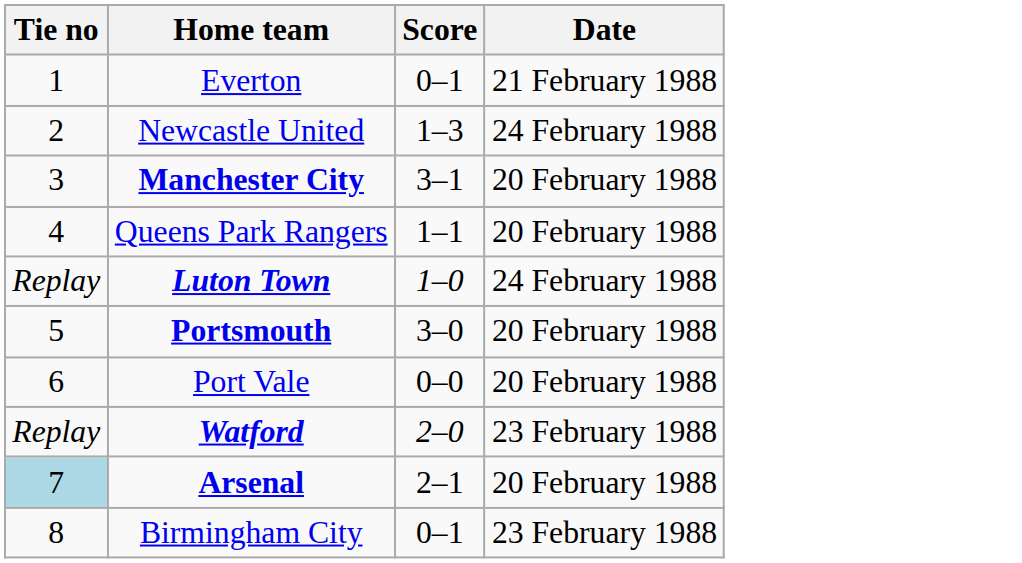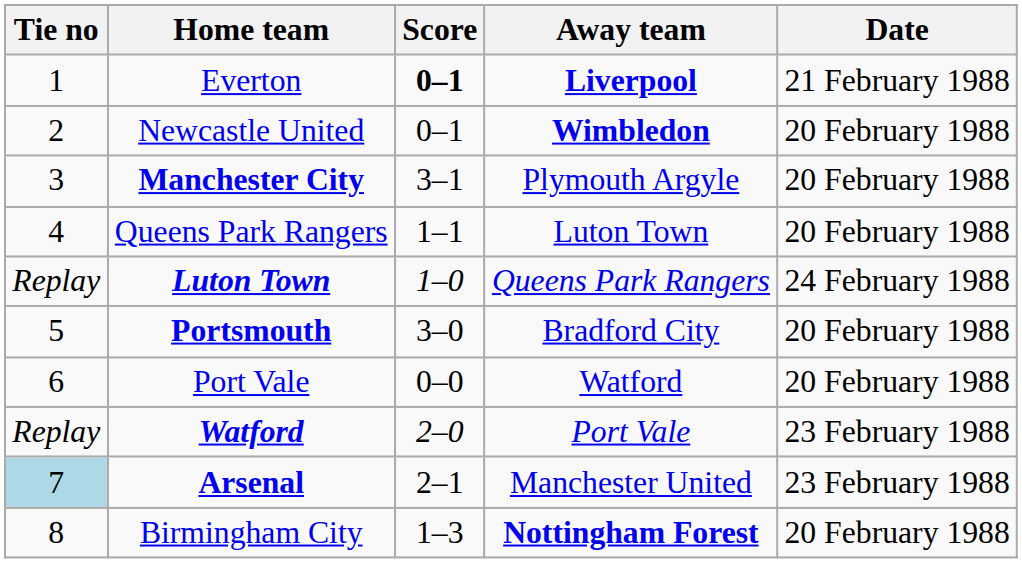+ column: (631, 29)
(440, 79) normal -> (440, 79) bold
(440, 130) 1–3 -> (440, 130) 0–1
(605, 130) 24 February 1988 -> (897, 130) 20 February 1988
(605, 481) 20 February 1988 -> (897, 481) 23 February 1988
(440, 532) 0–1 -> (440, 532) 1–3
(605, 532) 23 February 1988 -> (897, 532) 20 February 1988
